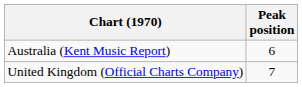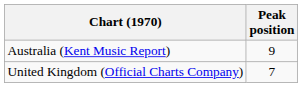(272, 51) 6 -> (272, 51) 9
